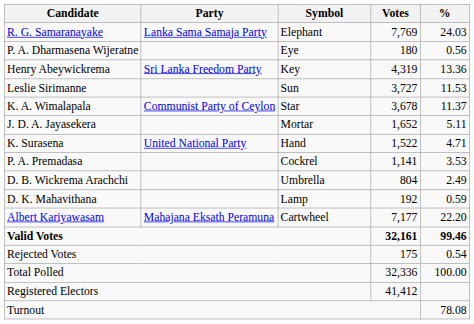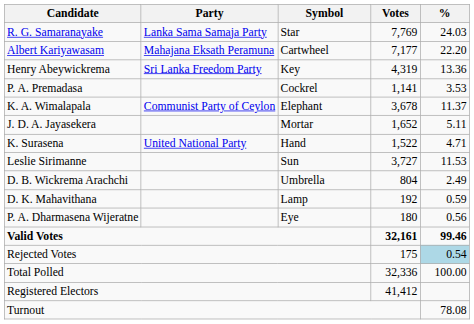(301, 32) Elephant -> (290, 32) Star
rows swapped: (56, 217) <-> (73, 50)
rows swapped: (47, 87) <-> (45, 161)
(290, 106) Star -> (301, 106) Elephant
(456, 254) no background -> (456, 254) lightblue background
